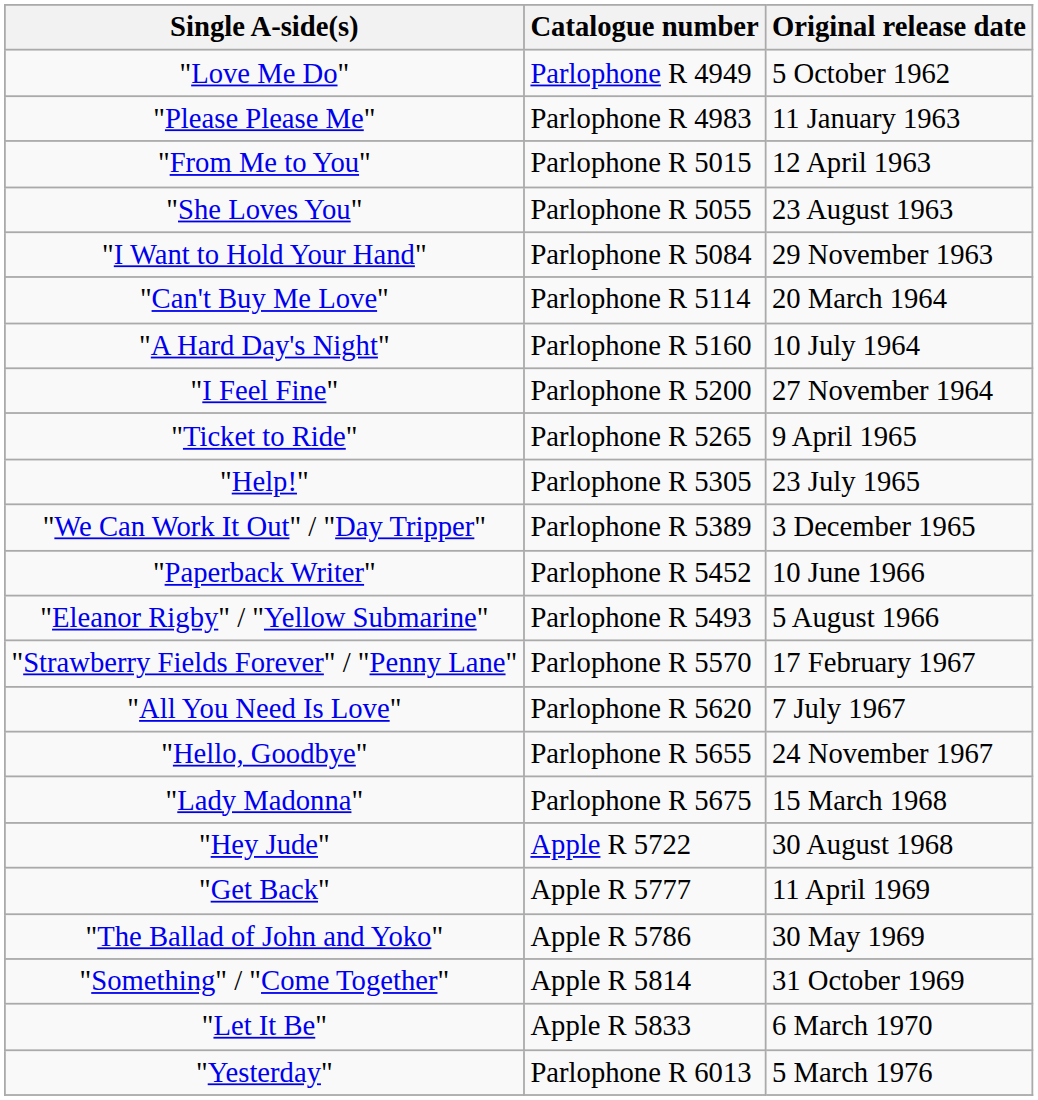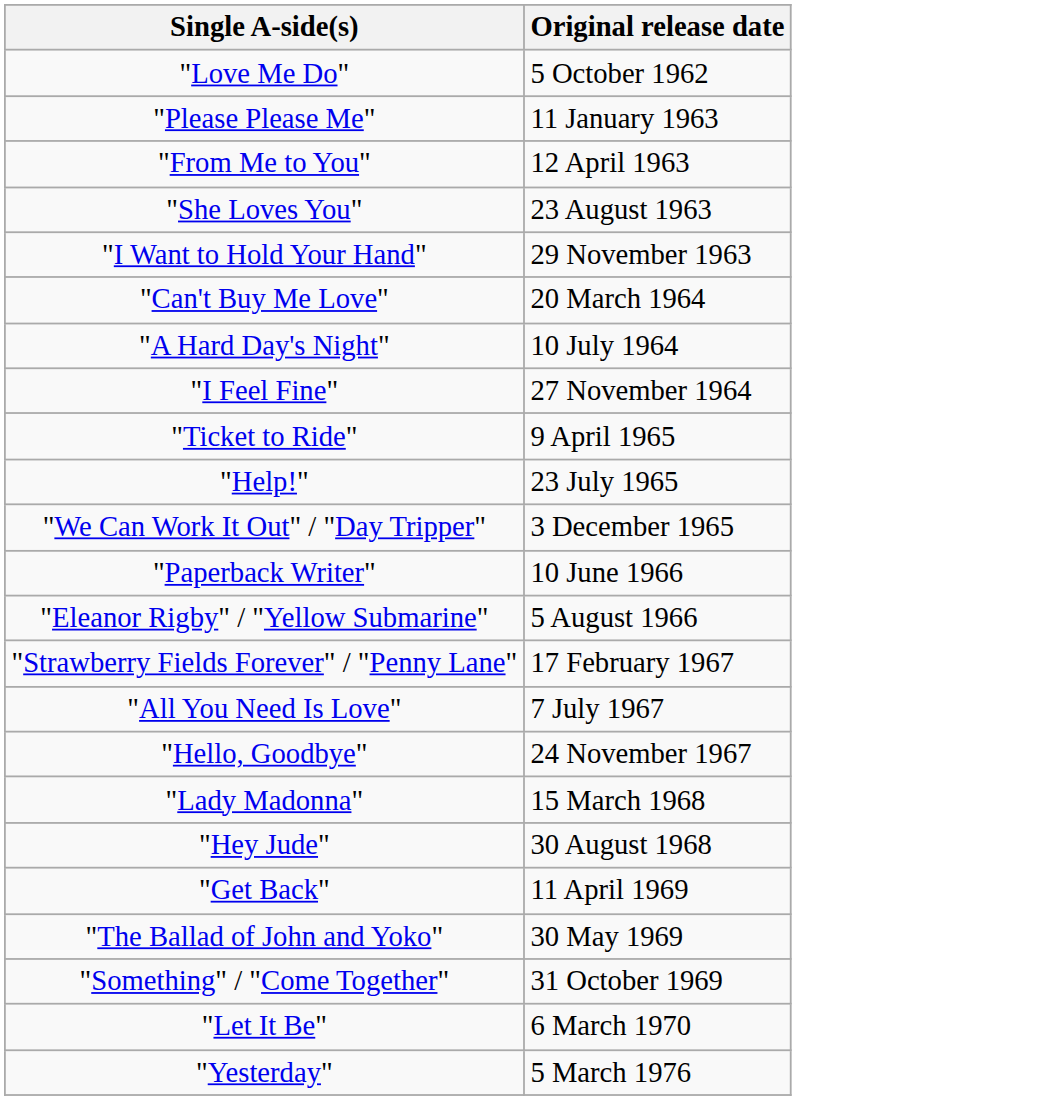- column: (645, 27)
